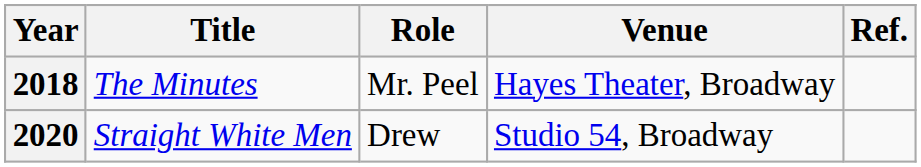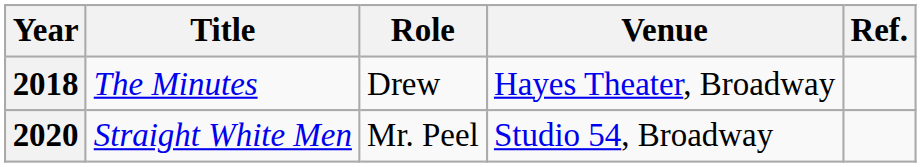(423, 82) Mr. Peel -> (404, 82) Drew
(404, 135) Drew -> (423, 135) Mr. Peel
